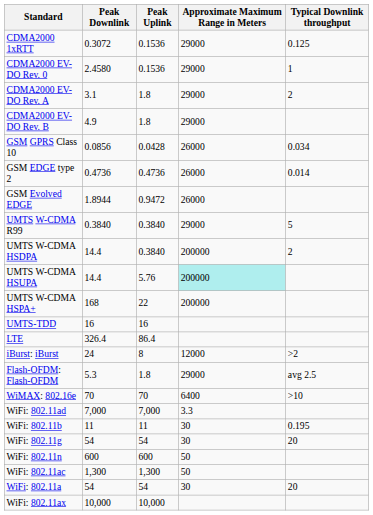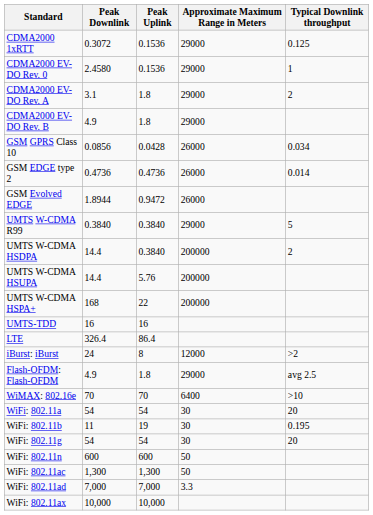(195, 277) paleturquoise background -> (195, 277) no background
(90, 375) 5.3 -> (90, 375) 4.9
rows swapped: (34, 487) <-> (36, 411)
(143, 426) 11 -> (143, 426) 19
